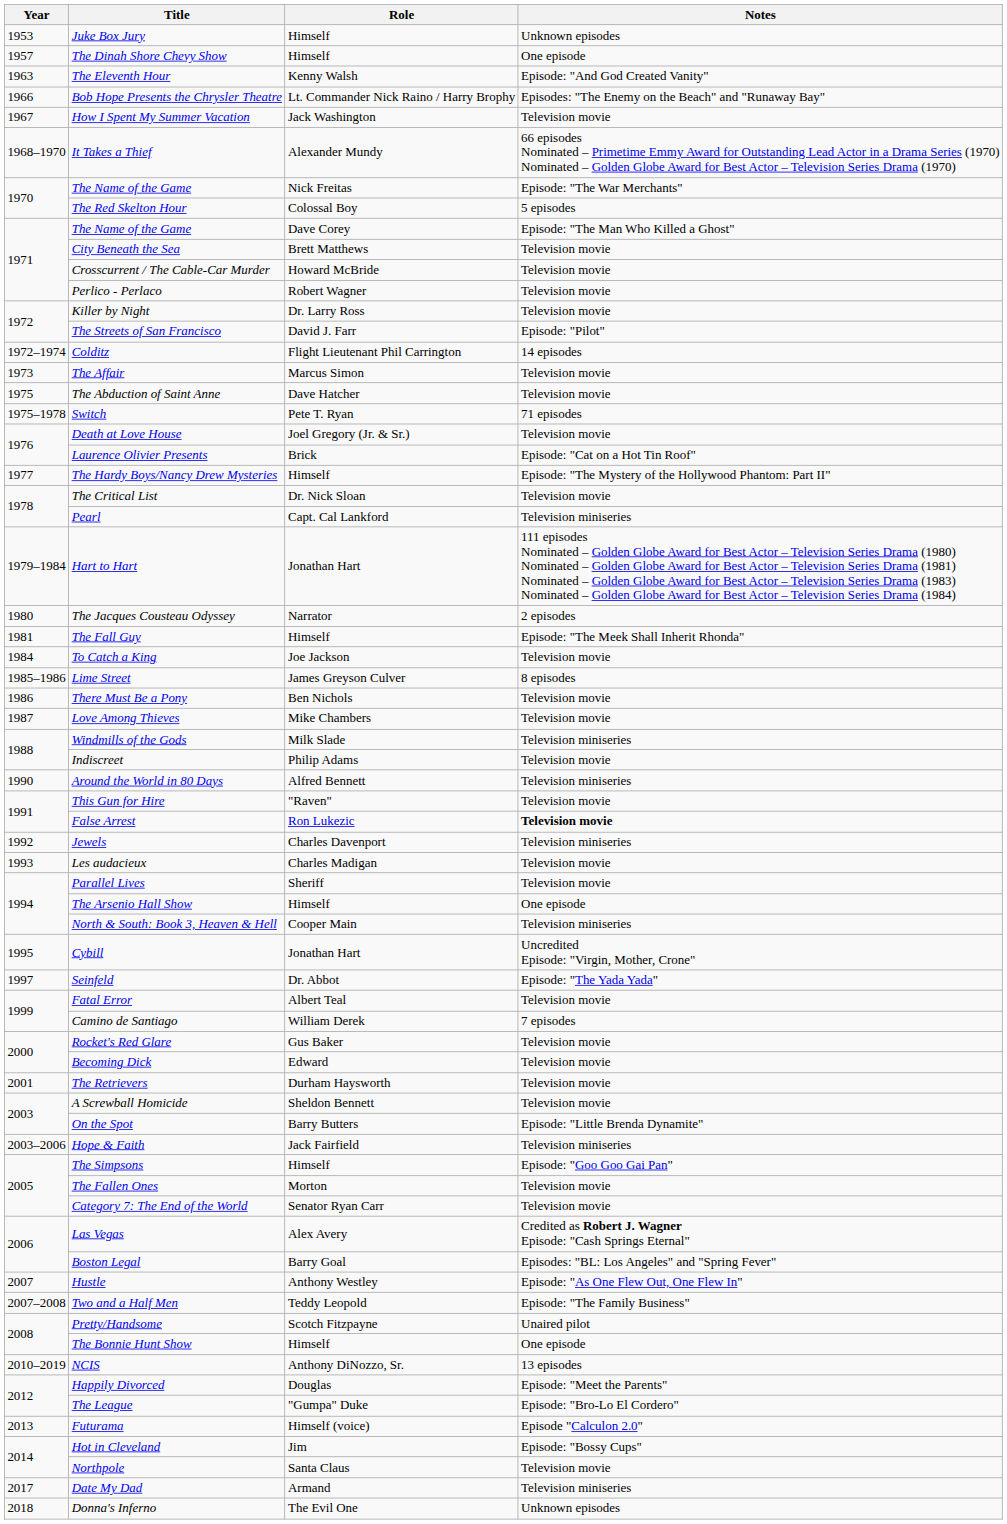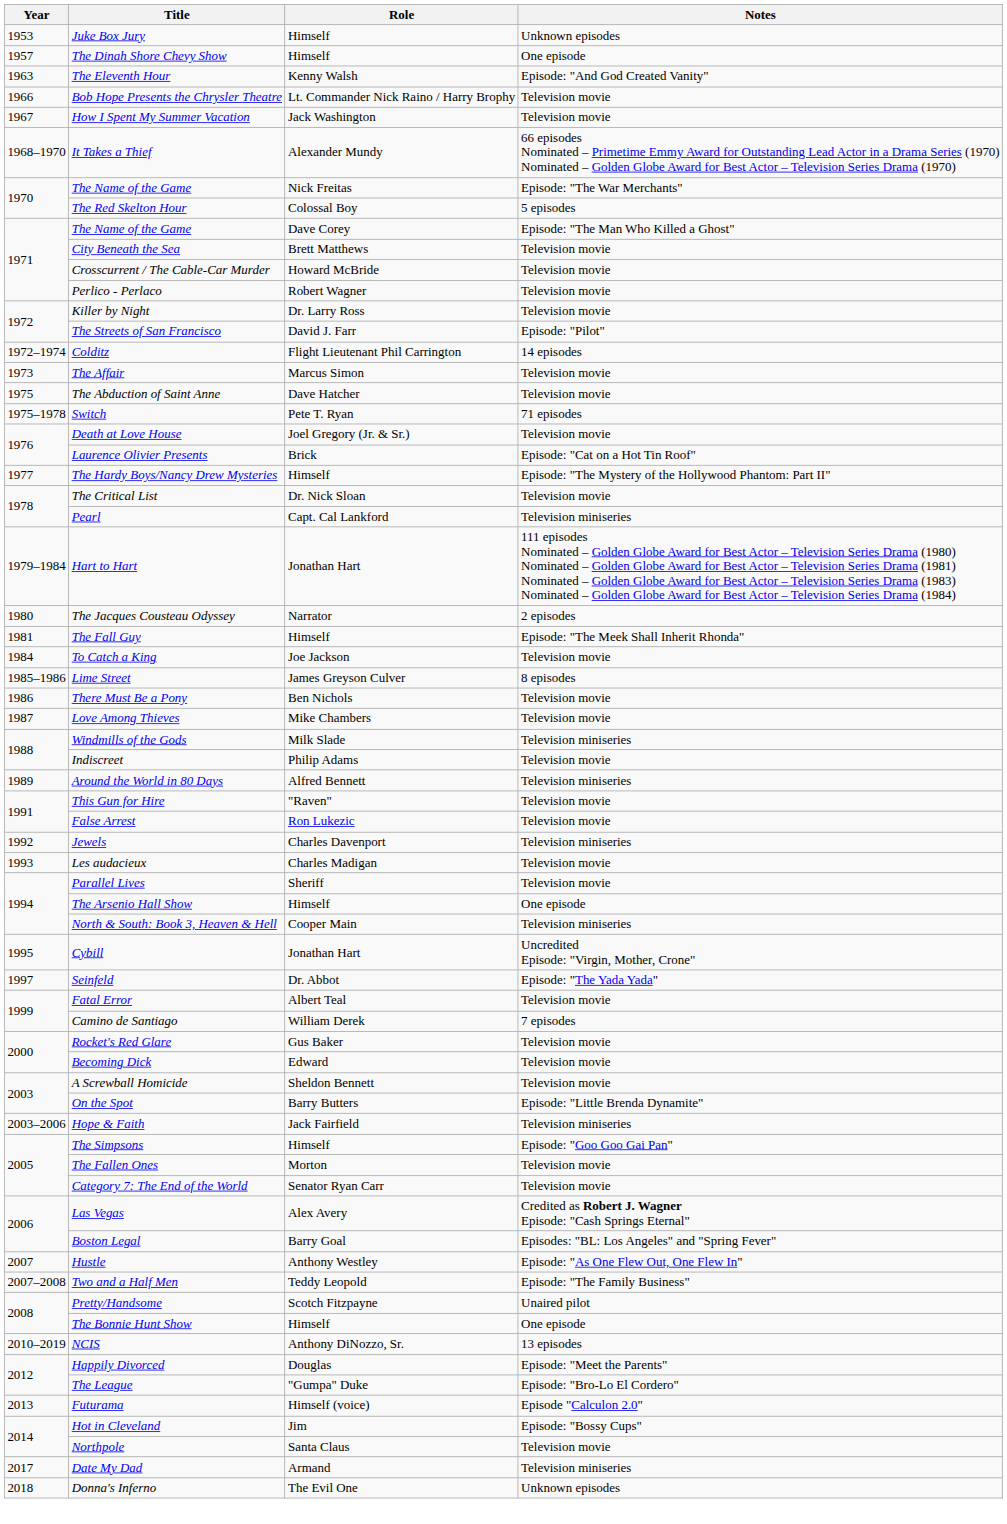(673, 96) Episodes: "The Enemy on the Beach" and "Runaway Bay" -> (566, 96) Television movie
(20, 780) 1990 -> (20, 780) 1989
(567, 821) bold -> (566, 821) normal
- row: (110, 1082)
